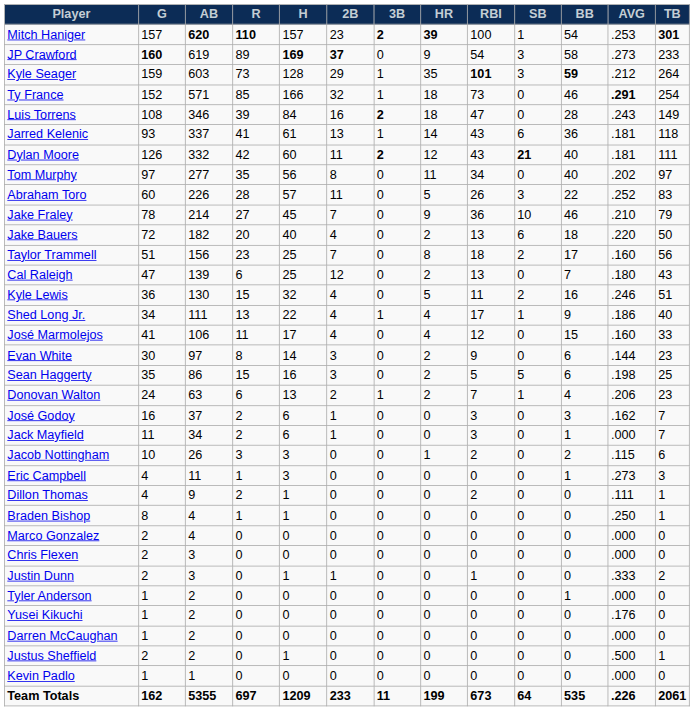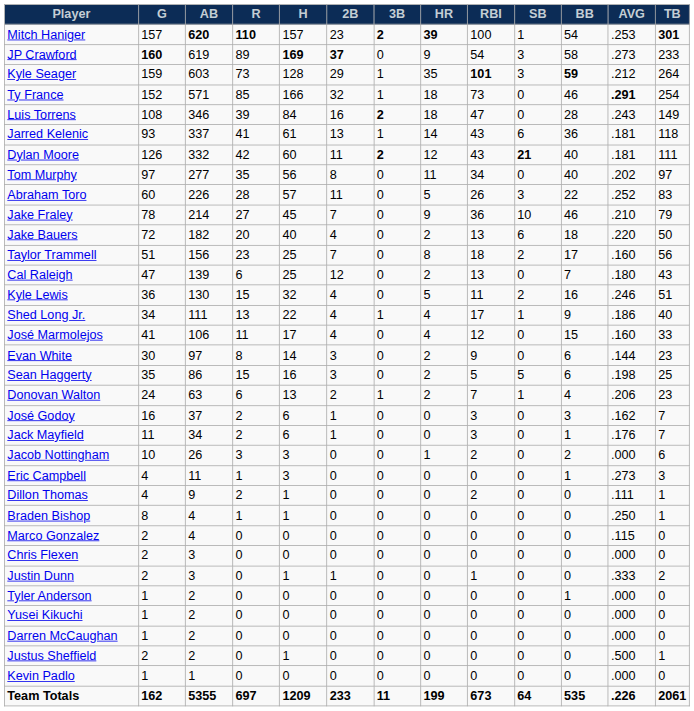(623, 435) .000 -> (623, 435) .176
(623, 455) .115 -> (623, 455) .000
(623, 535) .000 -> (623, 535) .115
(623, 615) .176 -> (623, 615) .000
